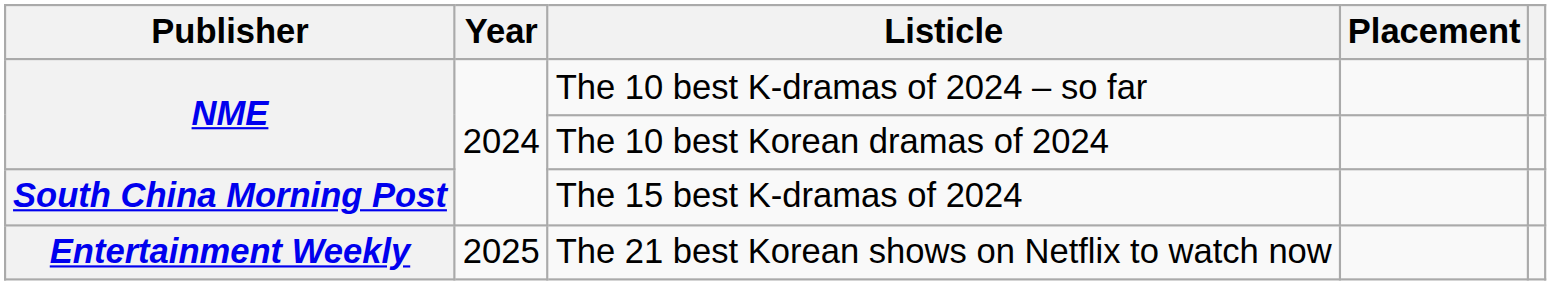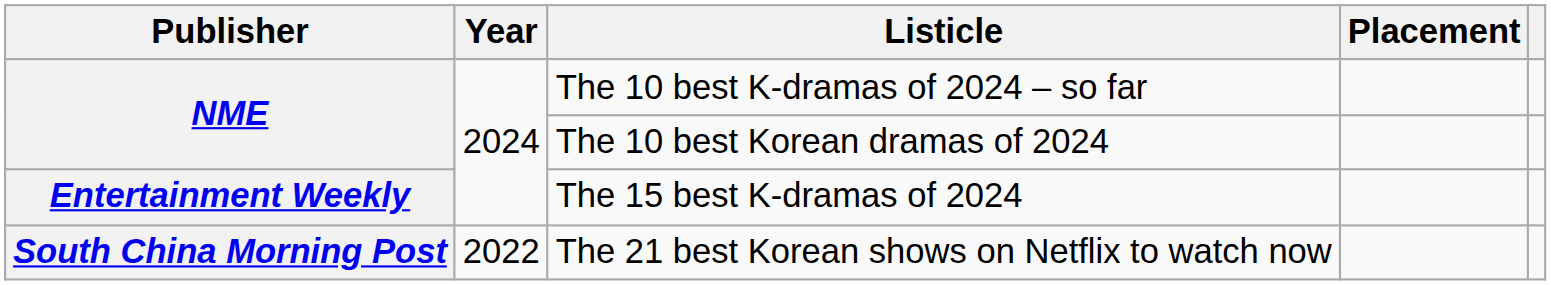(230, 196) South China Morning Post -> (230, 196) Entertainment Weekly
(230, 251) Entertainment Weekly -> (230, 251) South China Morning Post
(501, 251) 2025 -> (501, 251) 2022
